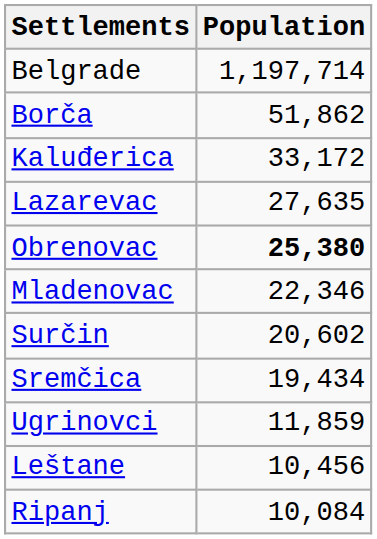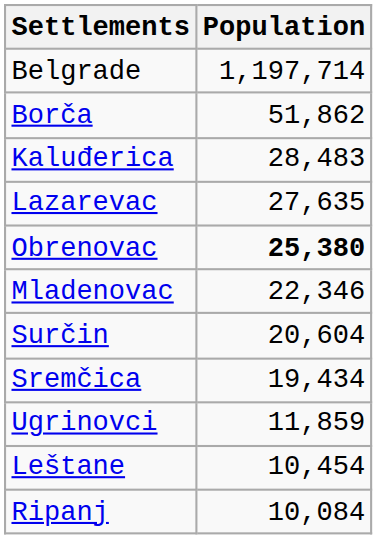(316, 159) 33,172 -> (316, 159) 28,483
(316, 336) 20,602 -> (316, 336) 20,604
(316, 468) 10,456 -> (316, 468) 10,454
